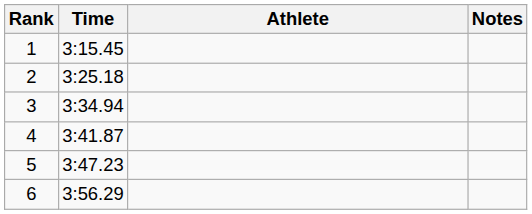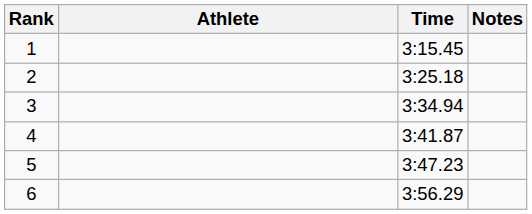columns swapped: (298, 19) <-> (93, 19)
